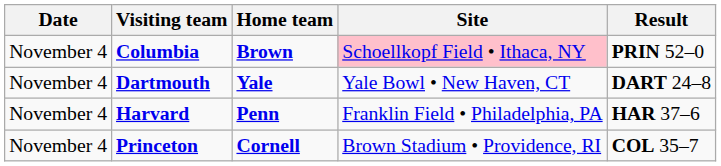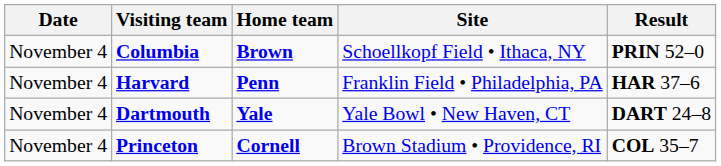(464, 51) pink background -> (464, 51) no background
rows swapped: (153, 113) <-> (163, 82)
